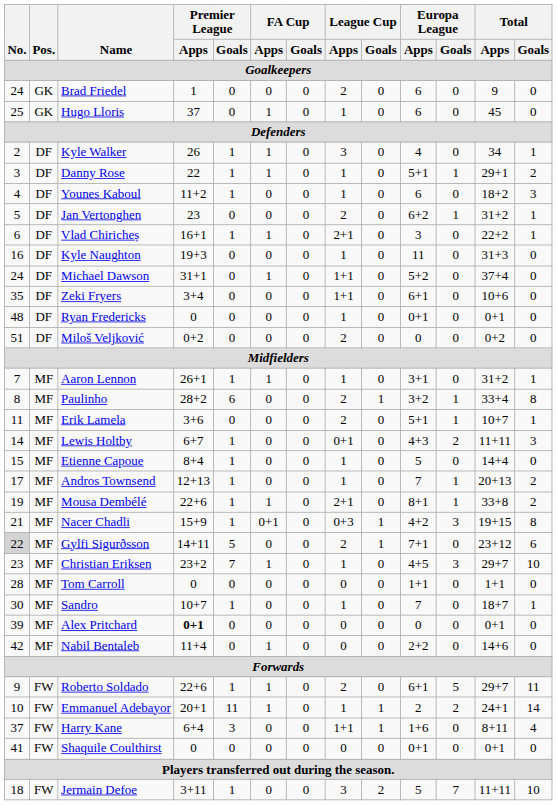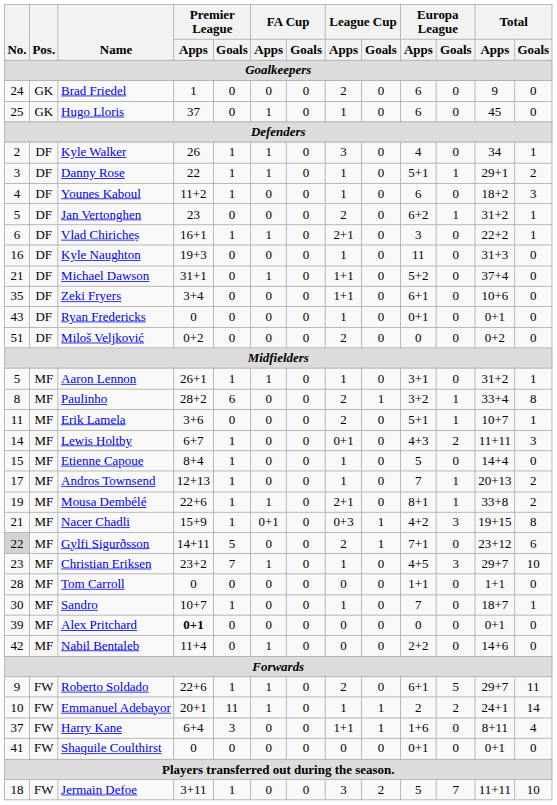(17, 276) 24 -> (17, 276) 21
(17, 317) 48 -> (17, 317) 43
(17, 378) 7 -> (17, 378) 5
